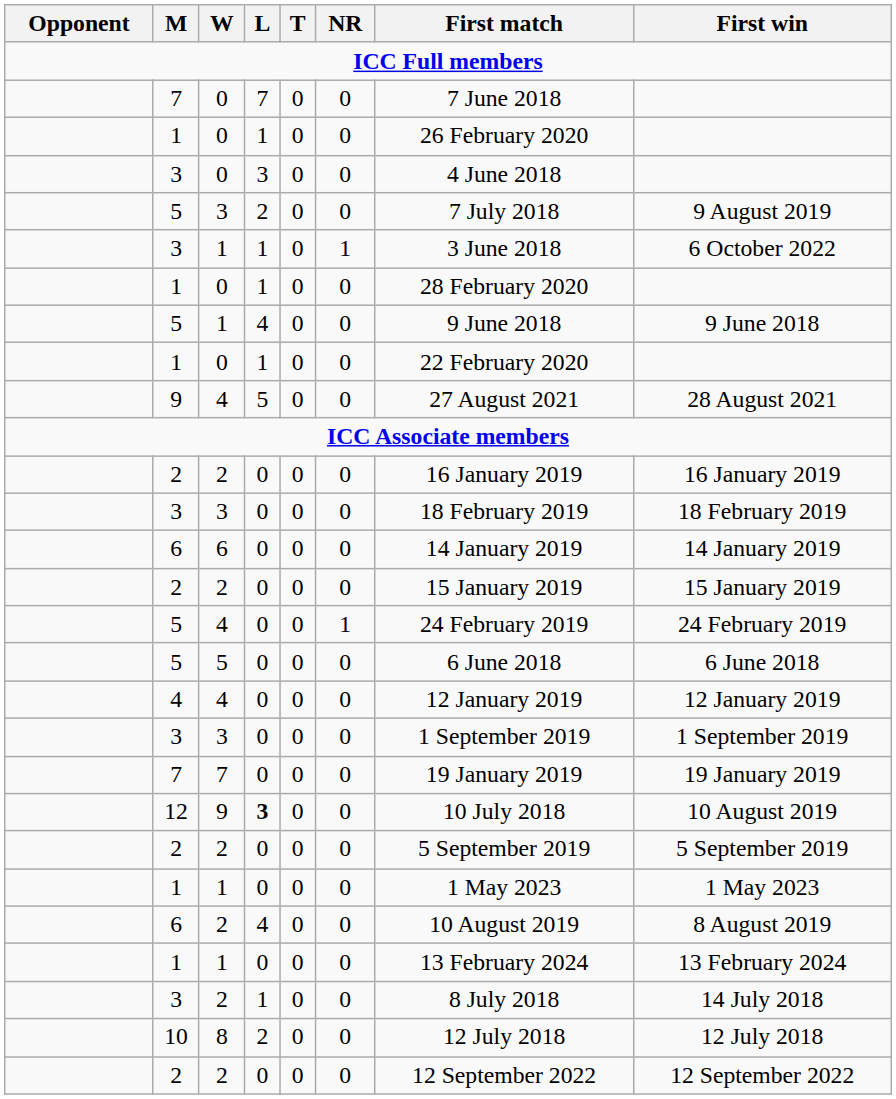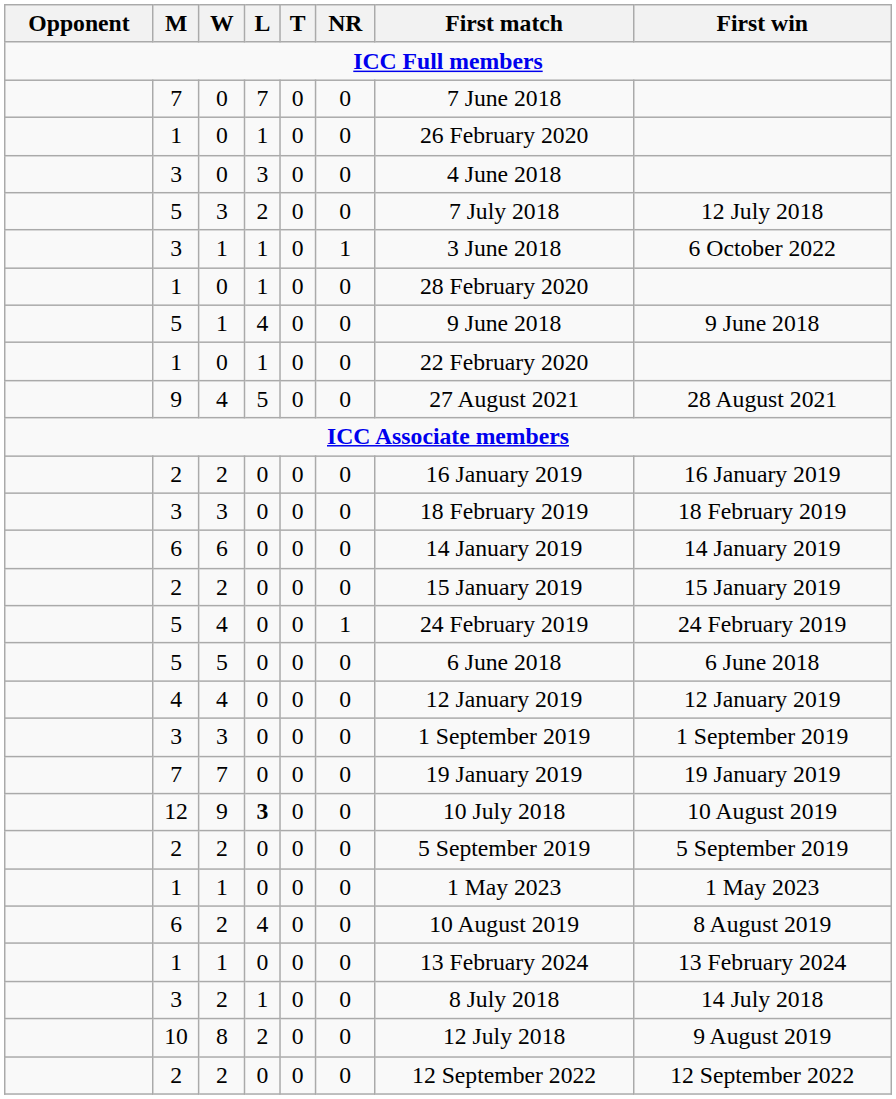(762, 211) 9 August 2019 -> (762, 211) 12 July 2018
(762, 1037) 12 July 2018 -> (762, 1037) 9 August 2019
